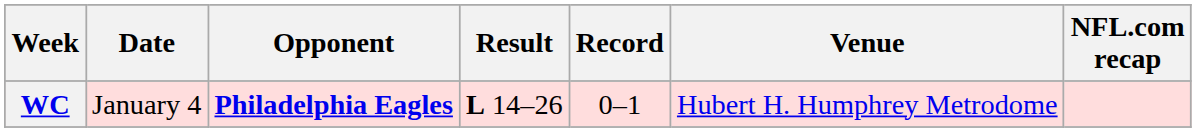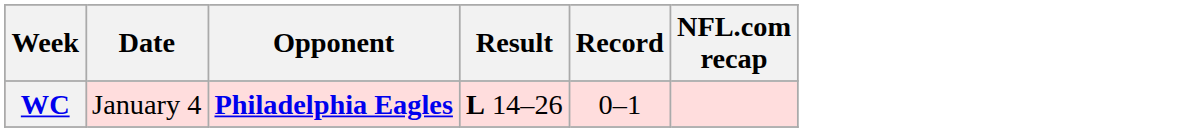- column: (867, 42)
